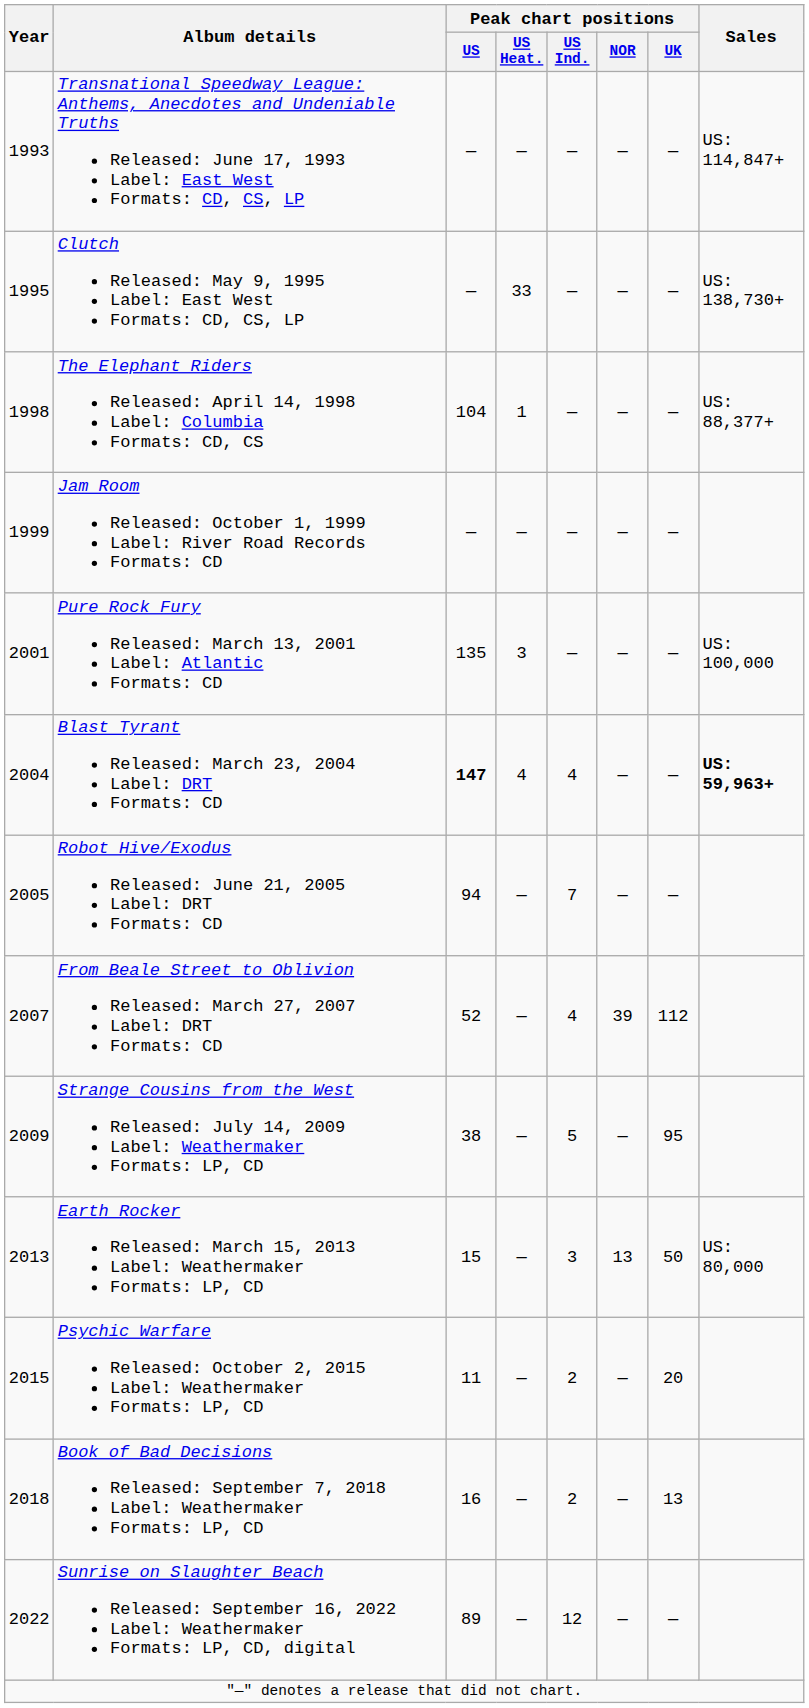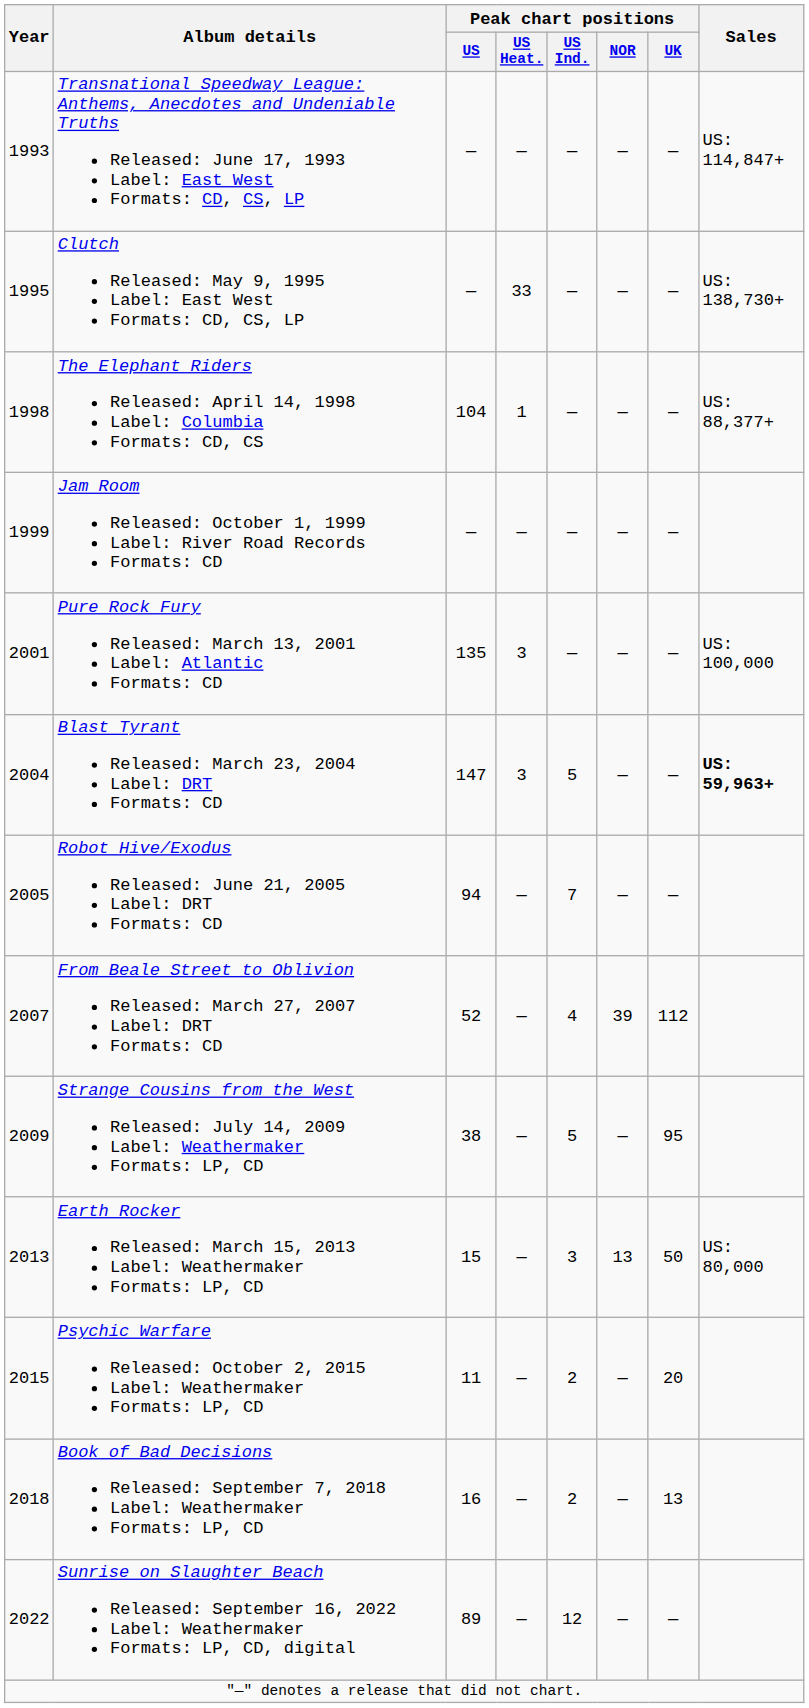(471, 774) bold -> (471, 774) normal
(522, 774) 4 -> (522, 774) 3
(572, 774) 4 -> (572, 774) 5
